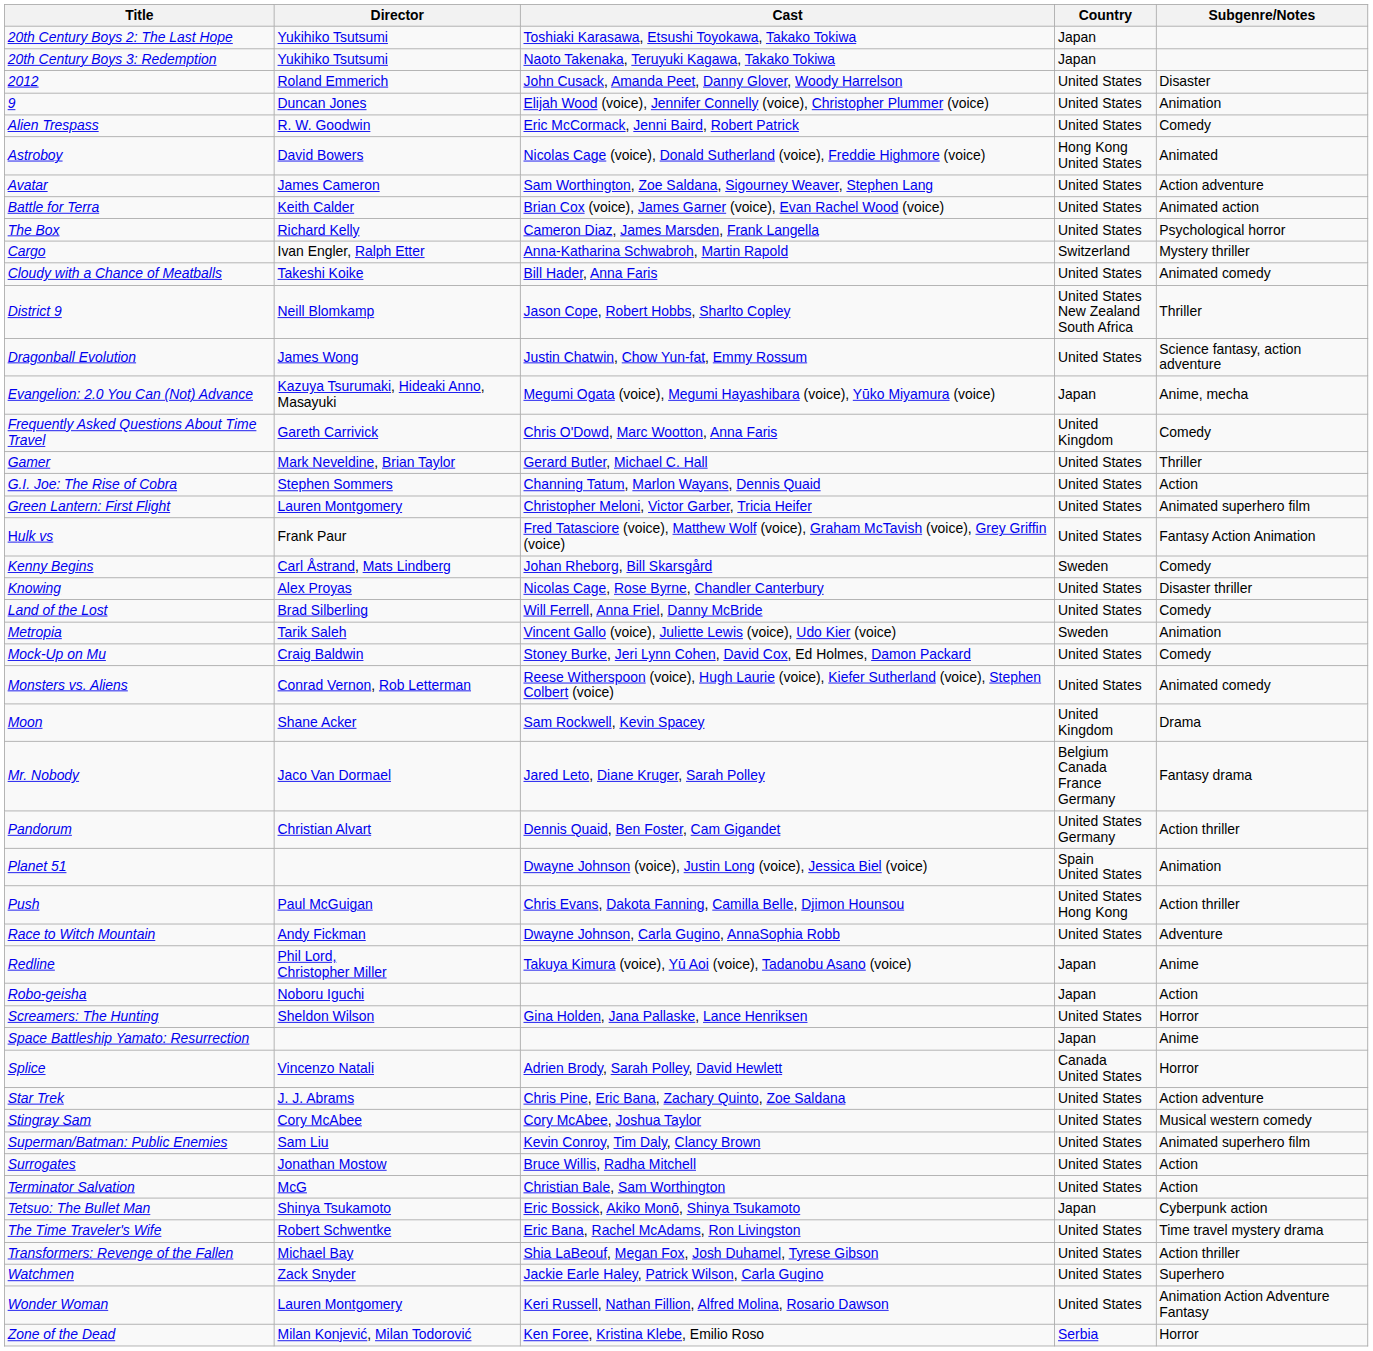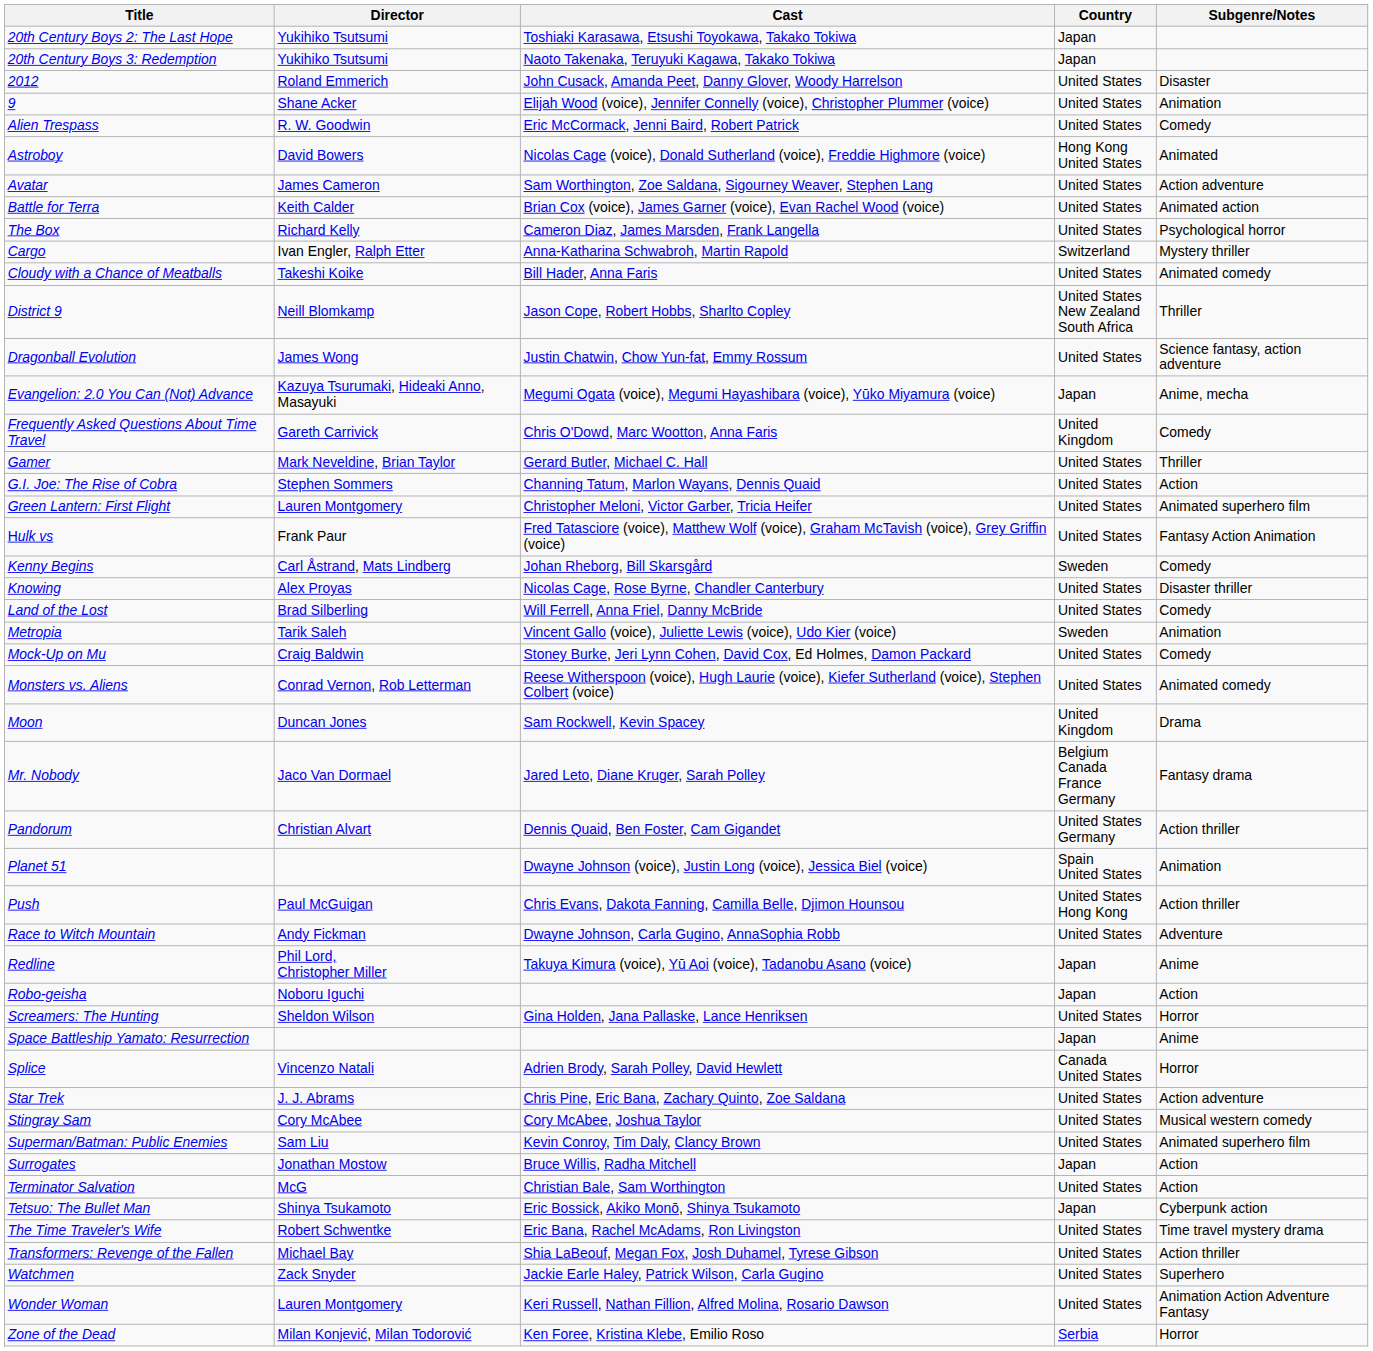(322, 103) Duncan Jones -> (317, 103) Shane Acker
(317, 722) Shane Acker -> (322, 722) Duncan Jones
(1100, 1164) United States -> (1077, 1164) Japan
